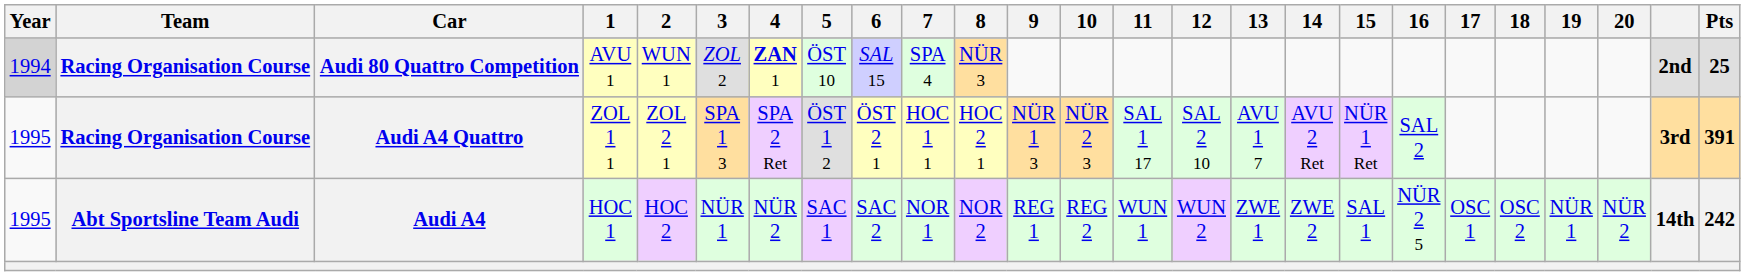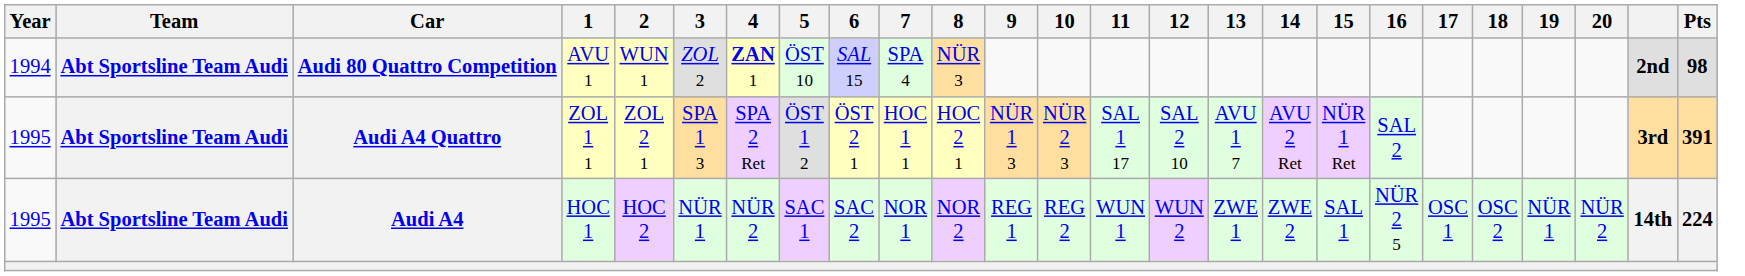(30, 66) lightgrey background -> (30, 66) no background
(185, 66) Racing Organisation Course -> (174, 66) Abt Sportsline Team Audi
(1720, 66) 25 -> (1697, 66) 98
(185, 137) Racing Organisation Course -> (174, 137) Abt Sportsline Team Audi
(1720, 219) 242 -> (1697, 219) 224
